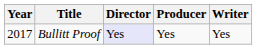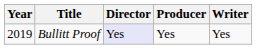(20, 34) 2017 -> (20, 34) 2019
